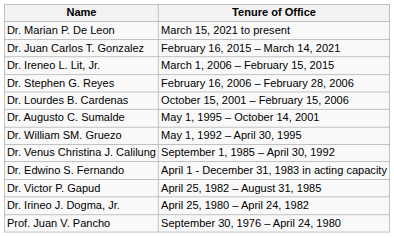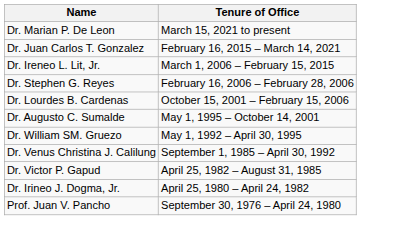- row: (65, 170)
